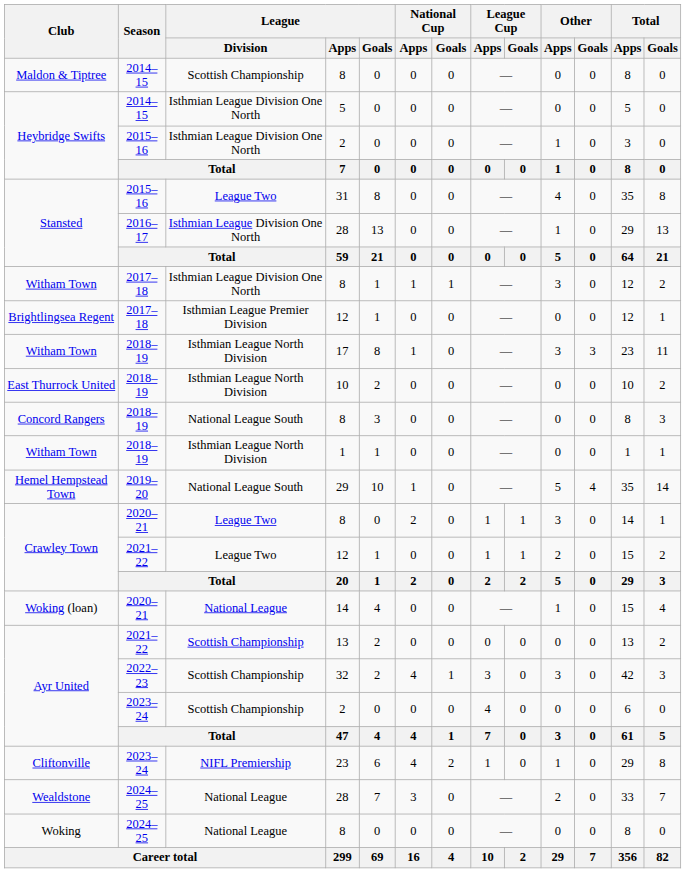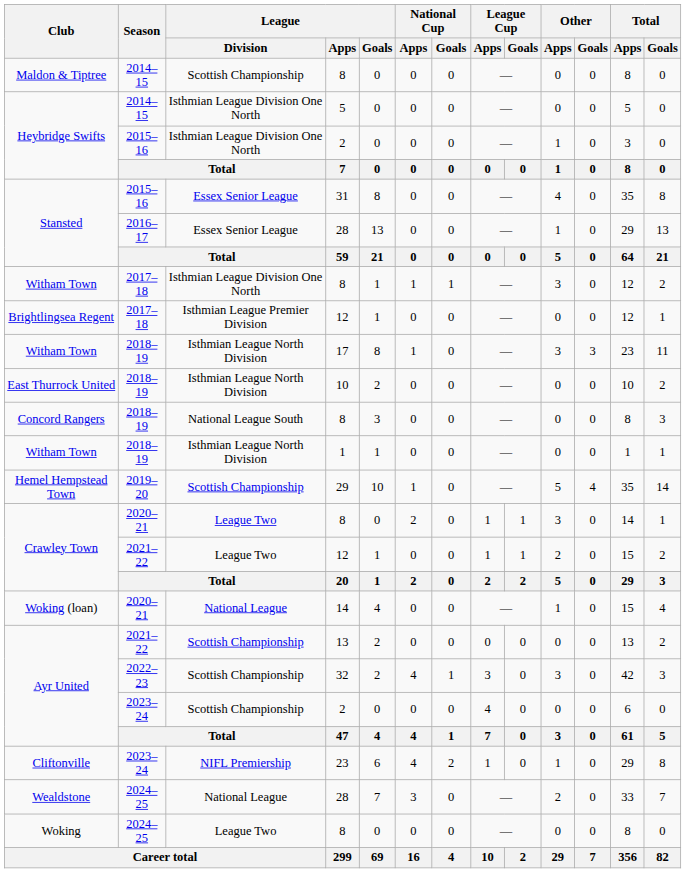(246, 196) League Two -> (246, 196) Essex Senior League
(246, 230) Isthmian League Division One North -> (246, 230) Essex Senior League
(246, 486) National League South -> (246, 486) Scottish Championship
(246, 830) National League -> (246, 830) League Two
